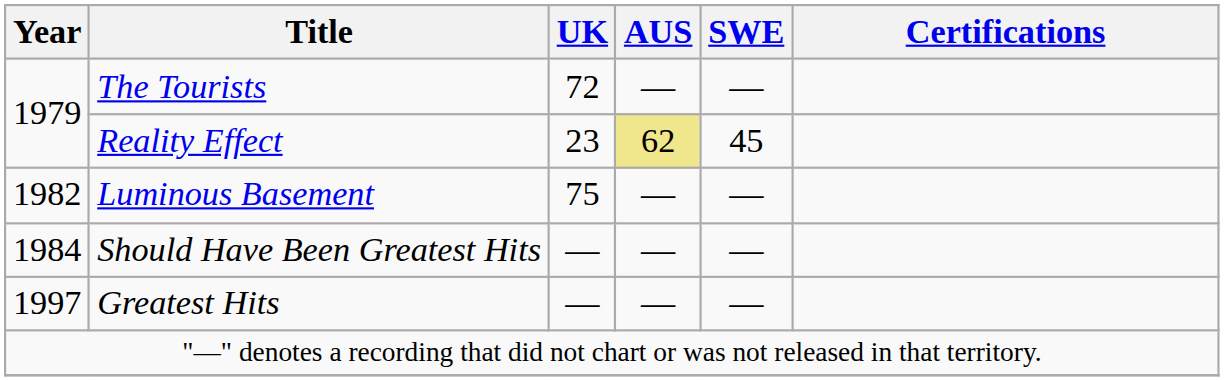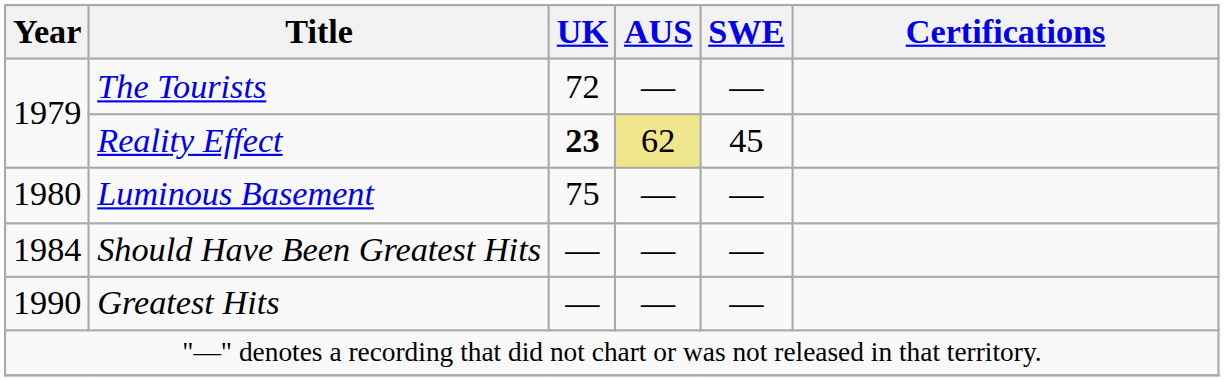(582, 140) normal -> (582, 140) bold
(47, 194) 1982 -> (47, 194) 1980
(47, 303) 1997 -> (47, 303) 1990
